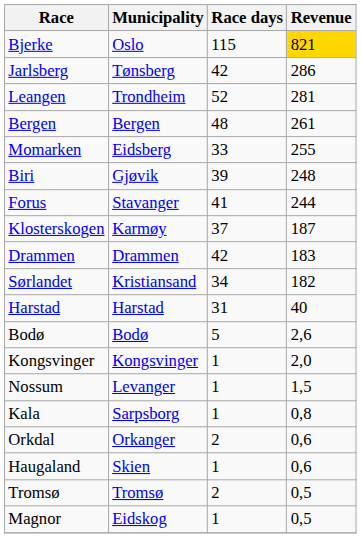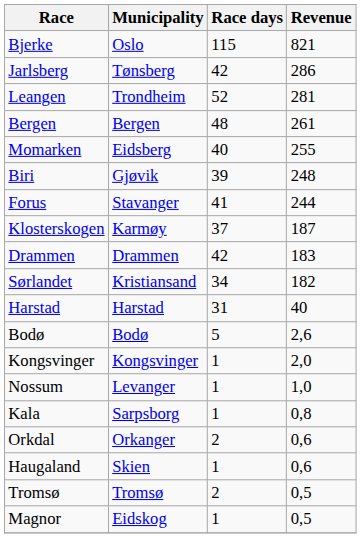(303, 44) gold background -> (303, 44) no background
(220, 149) 33 -> (220, 149) 40
(301, 387) 1,5 -> (301, 387) 1,0
